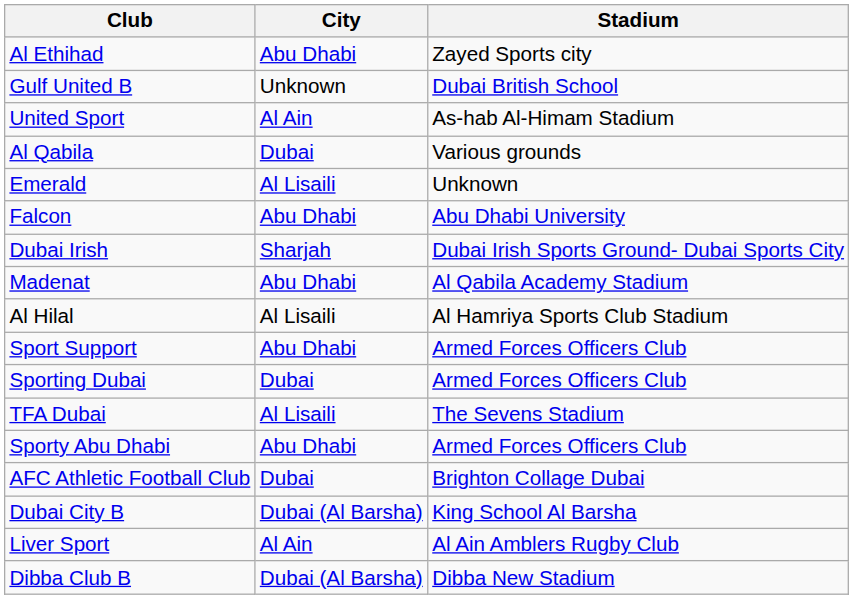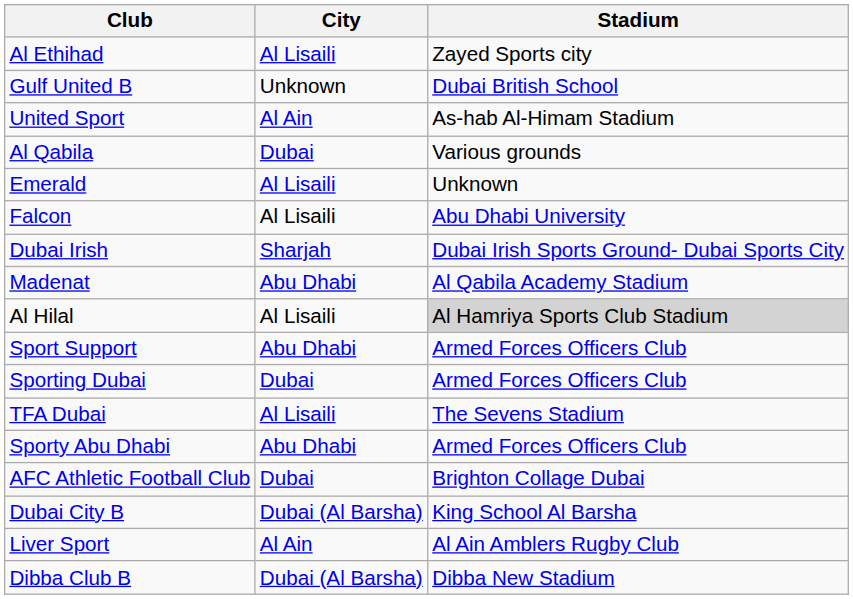(308, 53) Abu Dhabi -> (298, 53) Al Lisaili
(308, 217) Abu Dhabi -> (298, 217) Al Lisaili
(580, 315) no background -> (580, 315) lightgrey background
